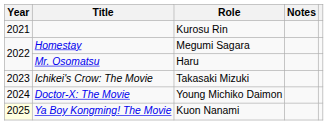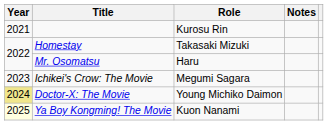(213, 45) Megumi Sagara -> (213, 45) Takasaki Mizuki
(213, 78) Takasaki Mizuki -> (213, 78) Megumi Sagara
(18, 95) no background -> (18, 95) khaki background
